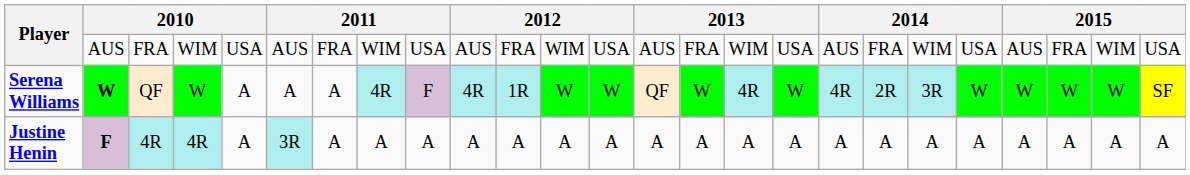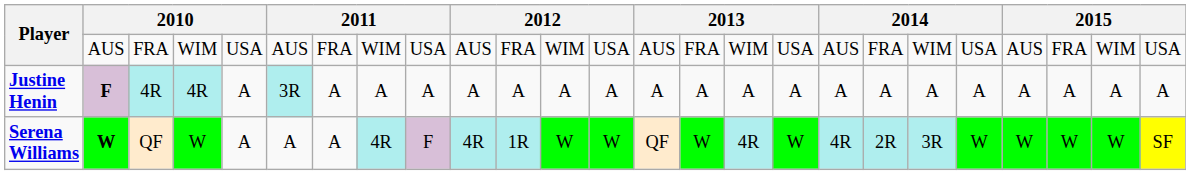rows swapped: (37, 142) <-> (44, 90)
